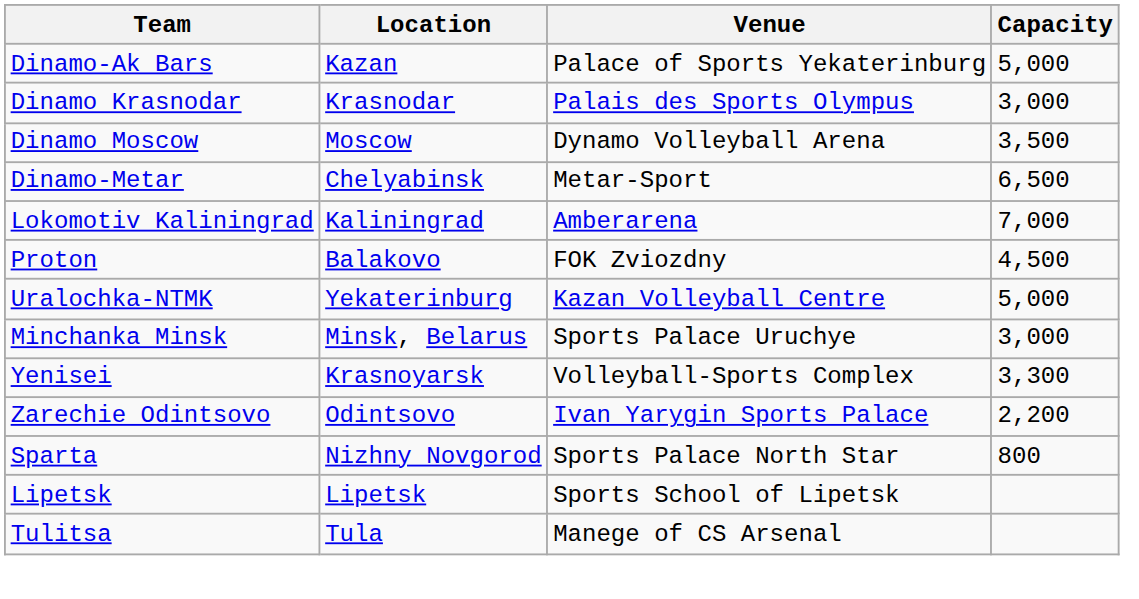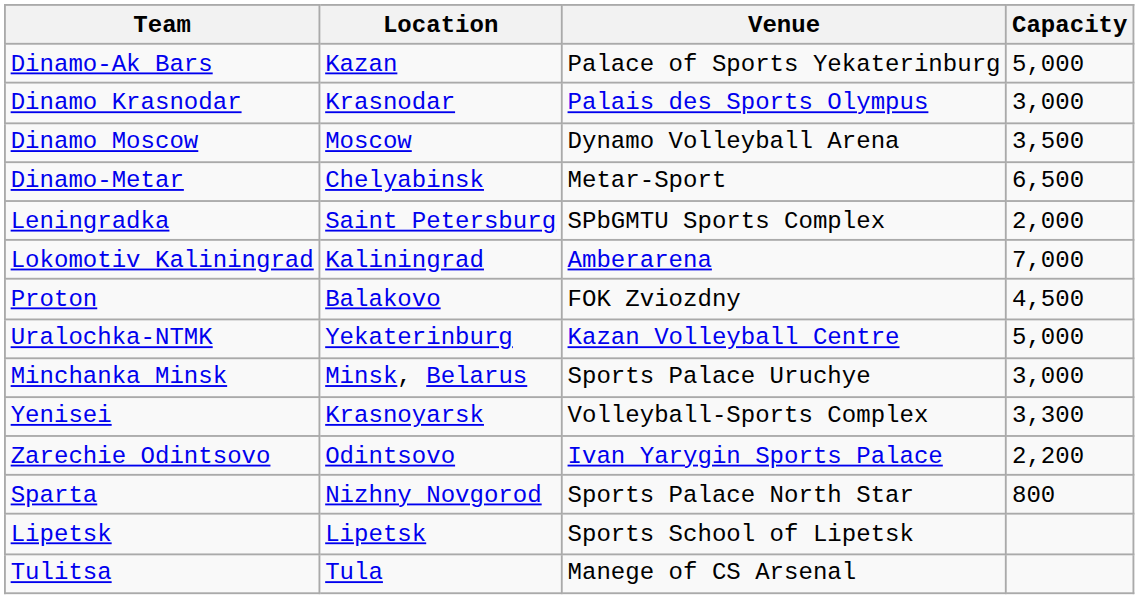+ row: (90, 221)
